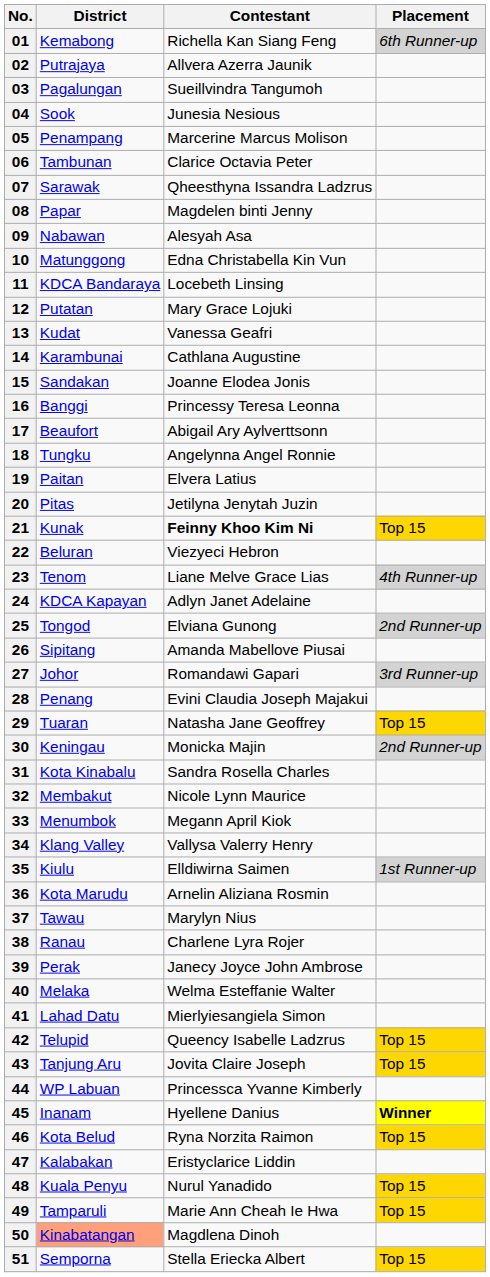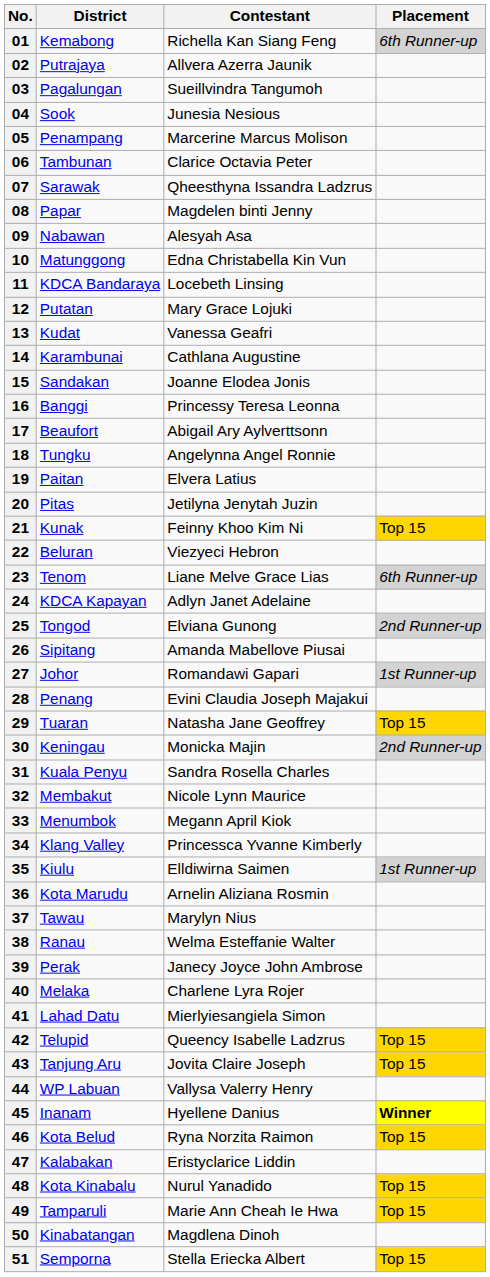(240, 528) bold -> (235, 528) normal
(428, 576) 4th Runner-up -> (428, 576) 6th Runner-up
(429, 674) 3rd Runner-up -> (428, 674) 1st Runner-up
(88, 771) Kota Kinabalu -> (83, 771) Kuala Penyu
(240, 844) Vallysa Valerry Henry -> (265, 844) Princessca Yvanne Kimberly
(236, 942) Charlene Lyra Rojer -> (251, 942) Welma Esteffanie Walter
(251, 991) Welma Esteffanie Walter -> (236, 991) Charlene Lyra Rojer
(265, 1088) Princessca Yvanne Kimberly -> (240, 1088) Vallysa Valerry Henry
(83, 1185) Kuala Penyu -> (88, 1185) Kota Kinabalu
(87, 1234) lightsalmon background -> (87, 1234) no background
